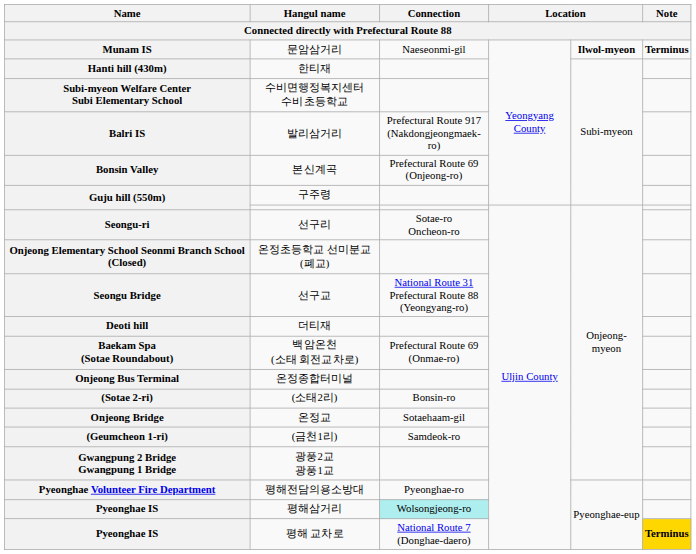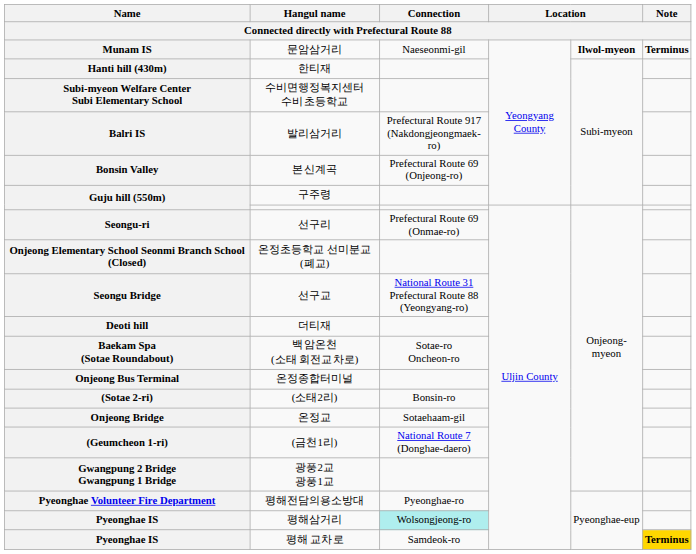(434, 224) Sotae-ro Oncheon-ro -> (434, 224) Prefectural Route 69 (Onmae-ro)
(434, 352) Prefectural Route 69 (Onmae-ro) -> (434, 352) Sotae-ro Oncheon-ro
(434, 436) Samdeok-ro -> (434, 442) National Route 7 (Donghae-daero)
(434, 533) National Route 7 (Donghae-daero) -> (434, 539) Samdeok-ro
